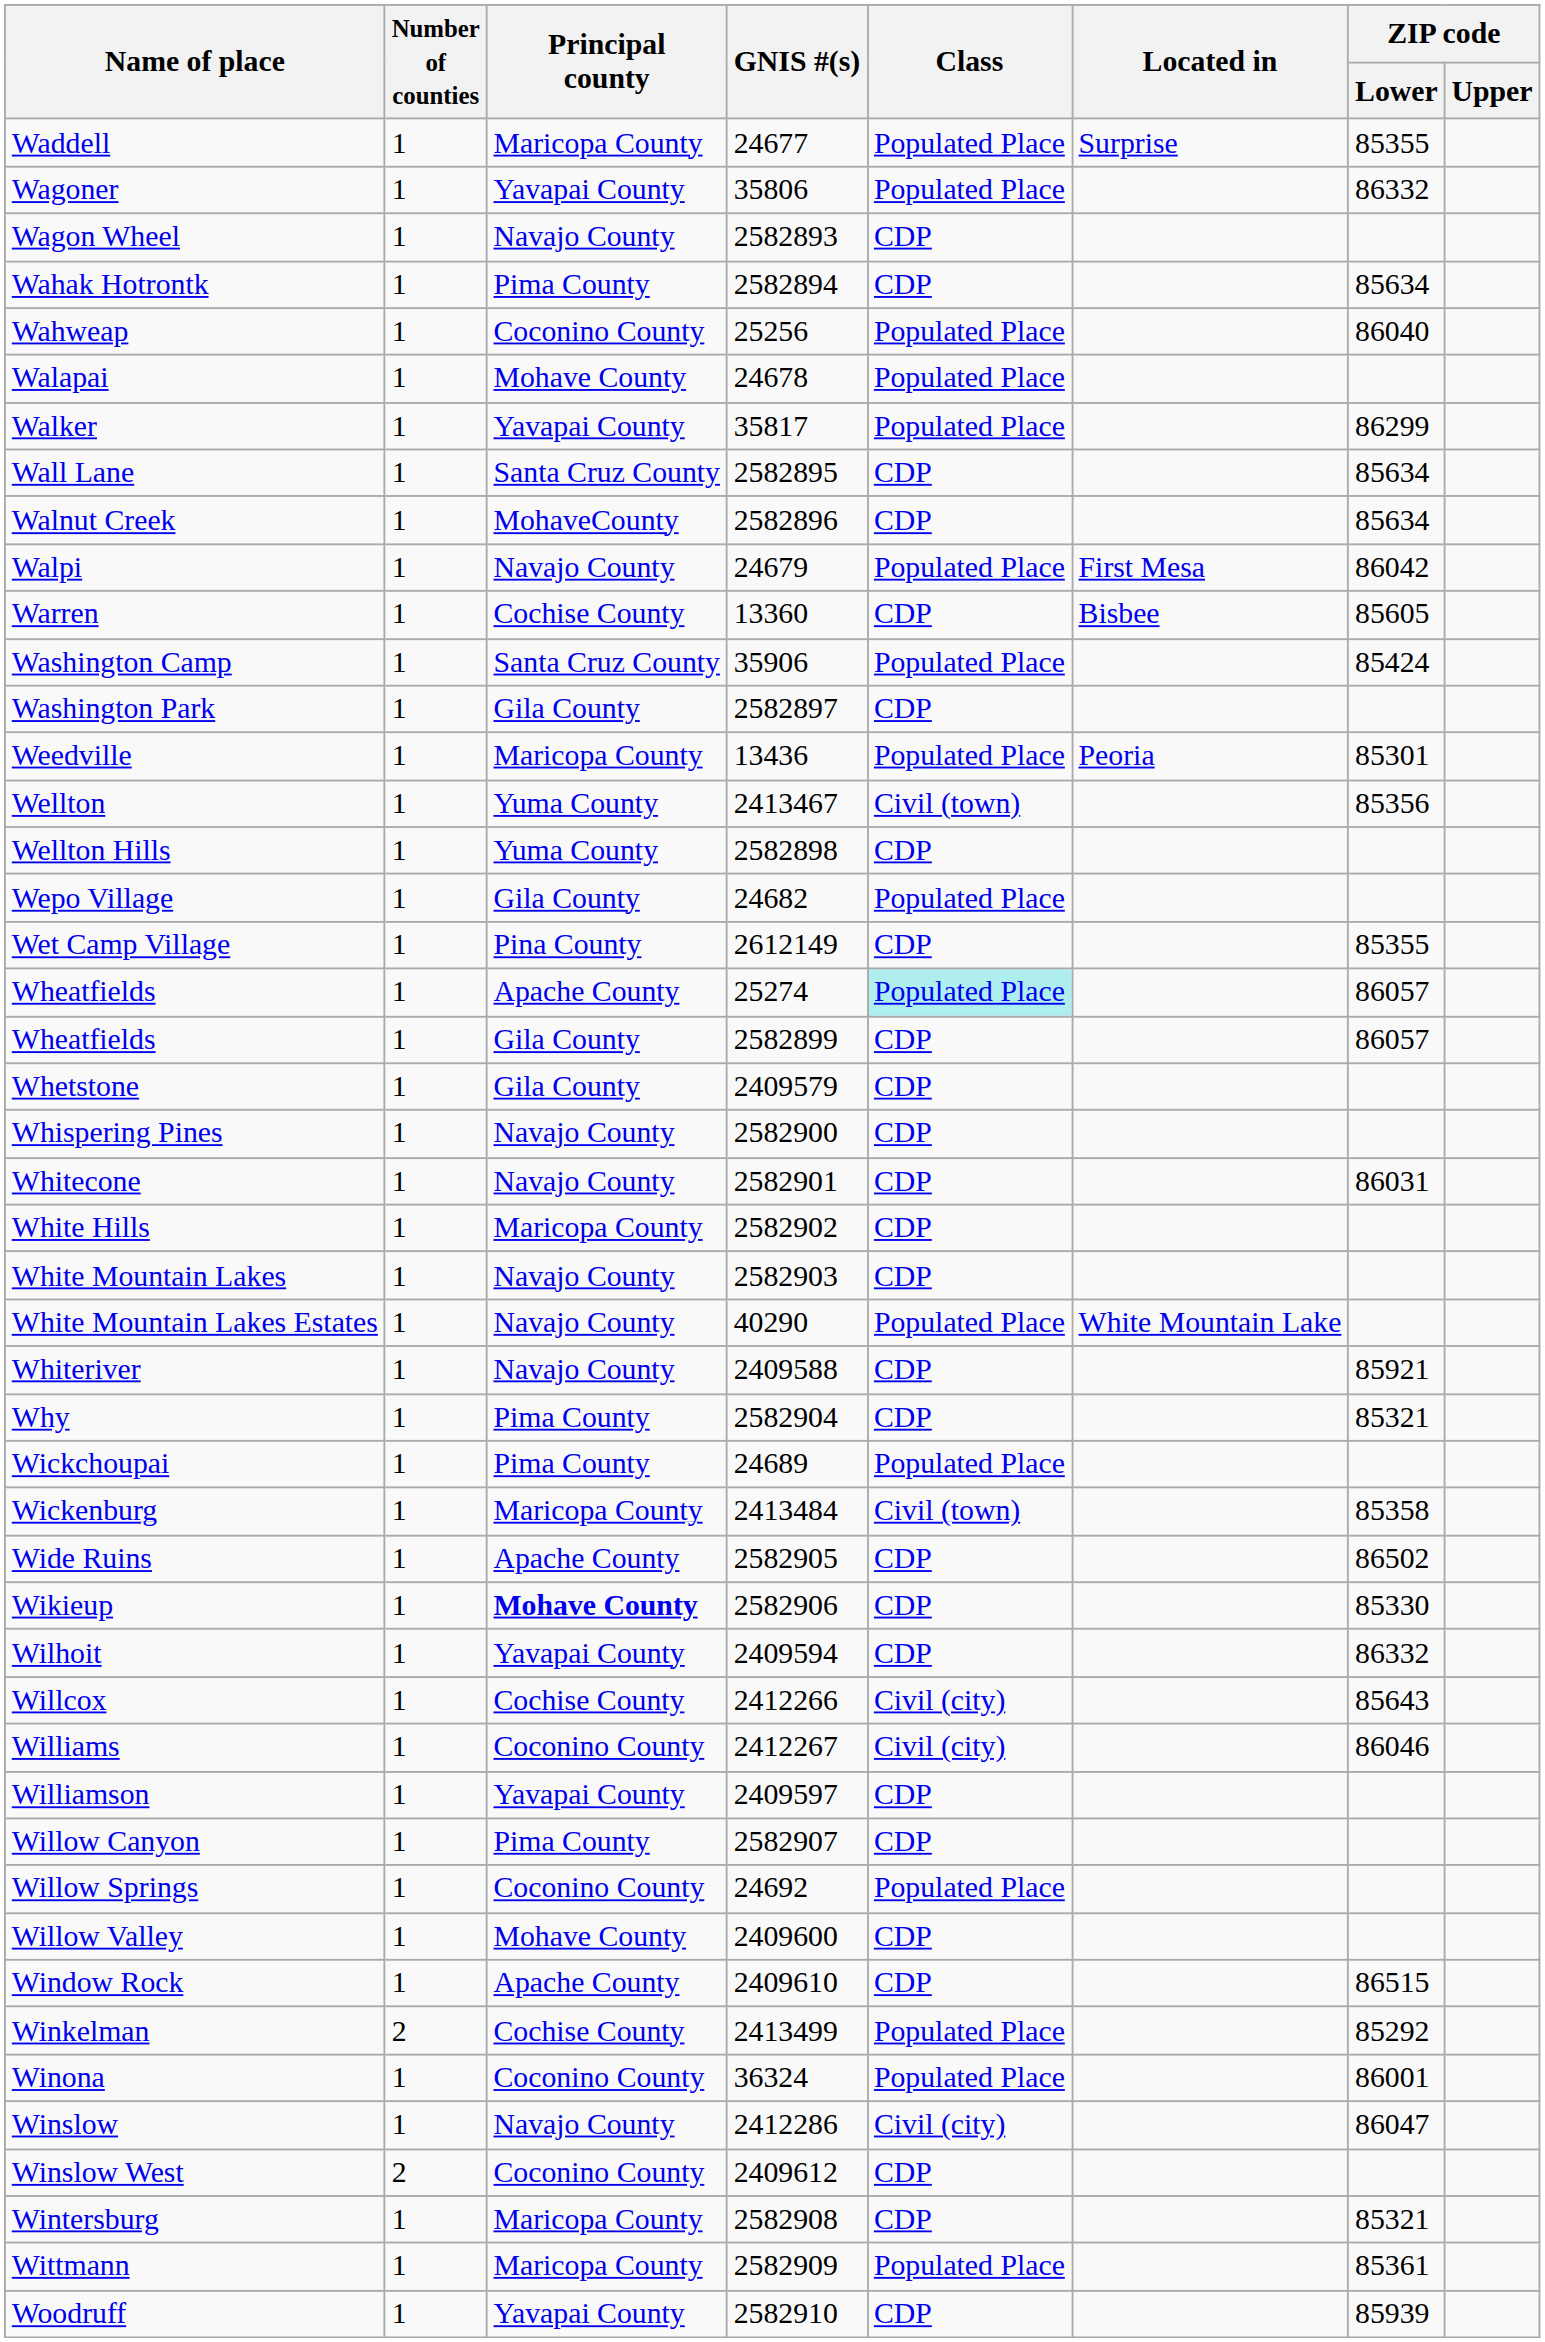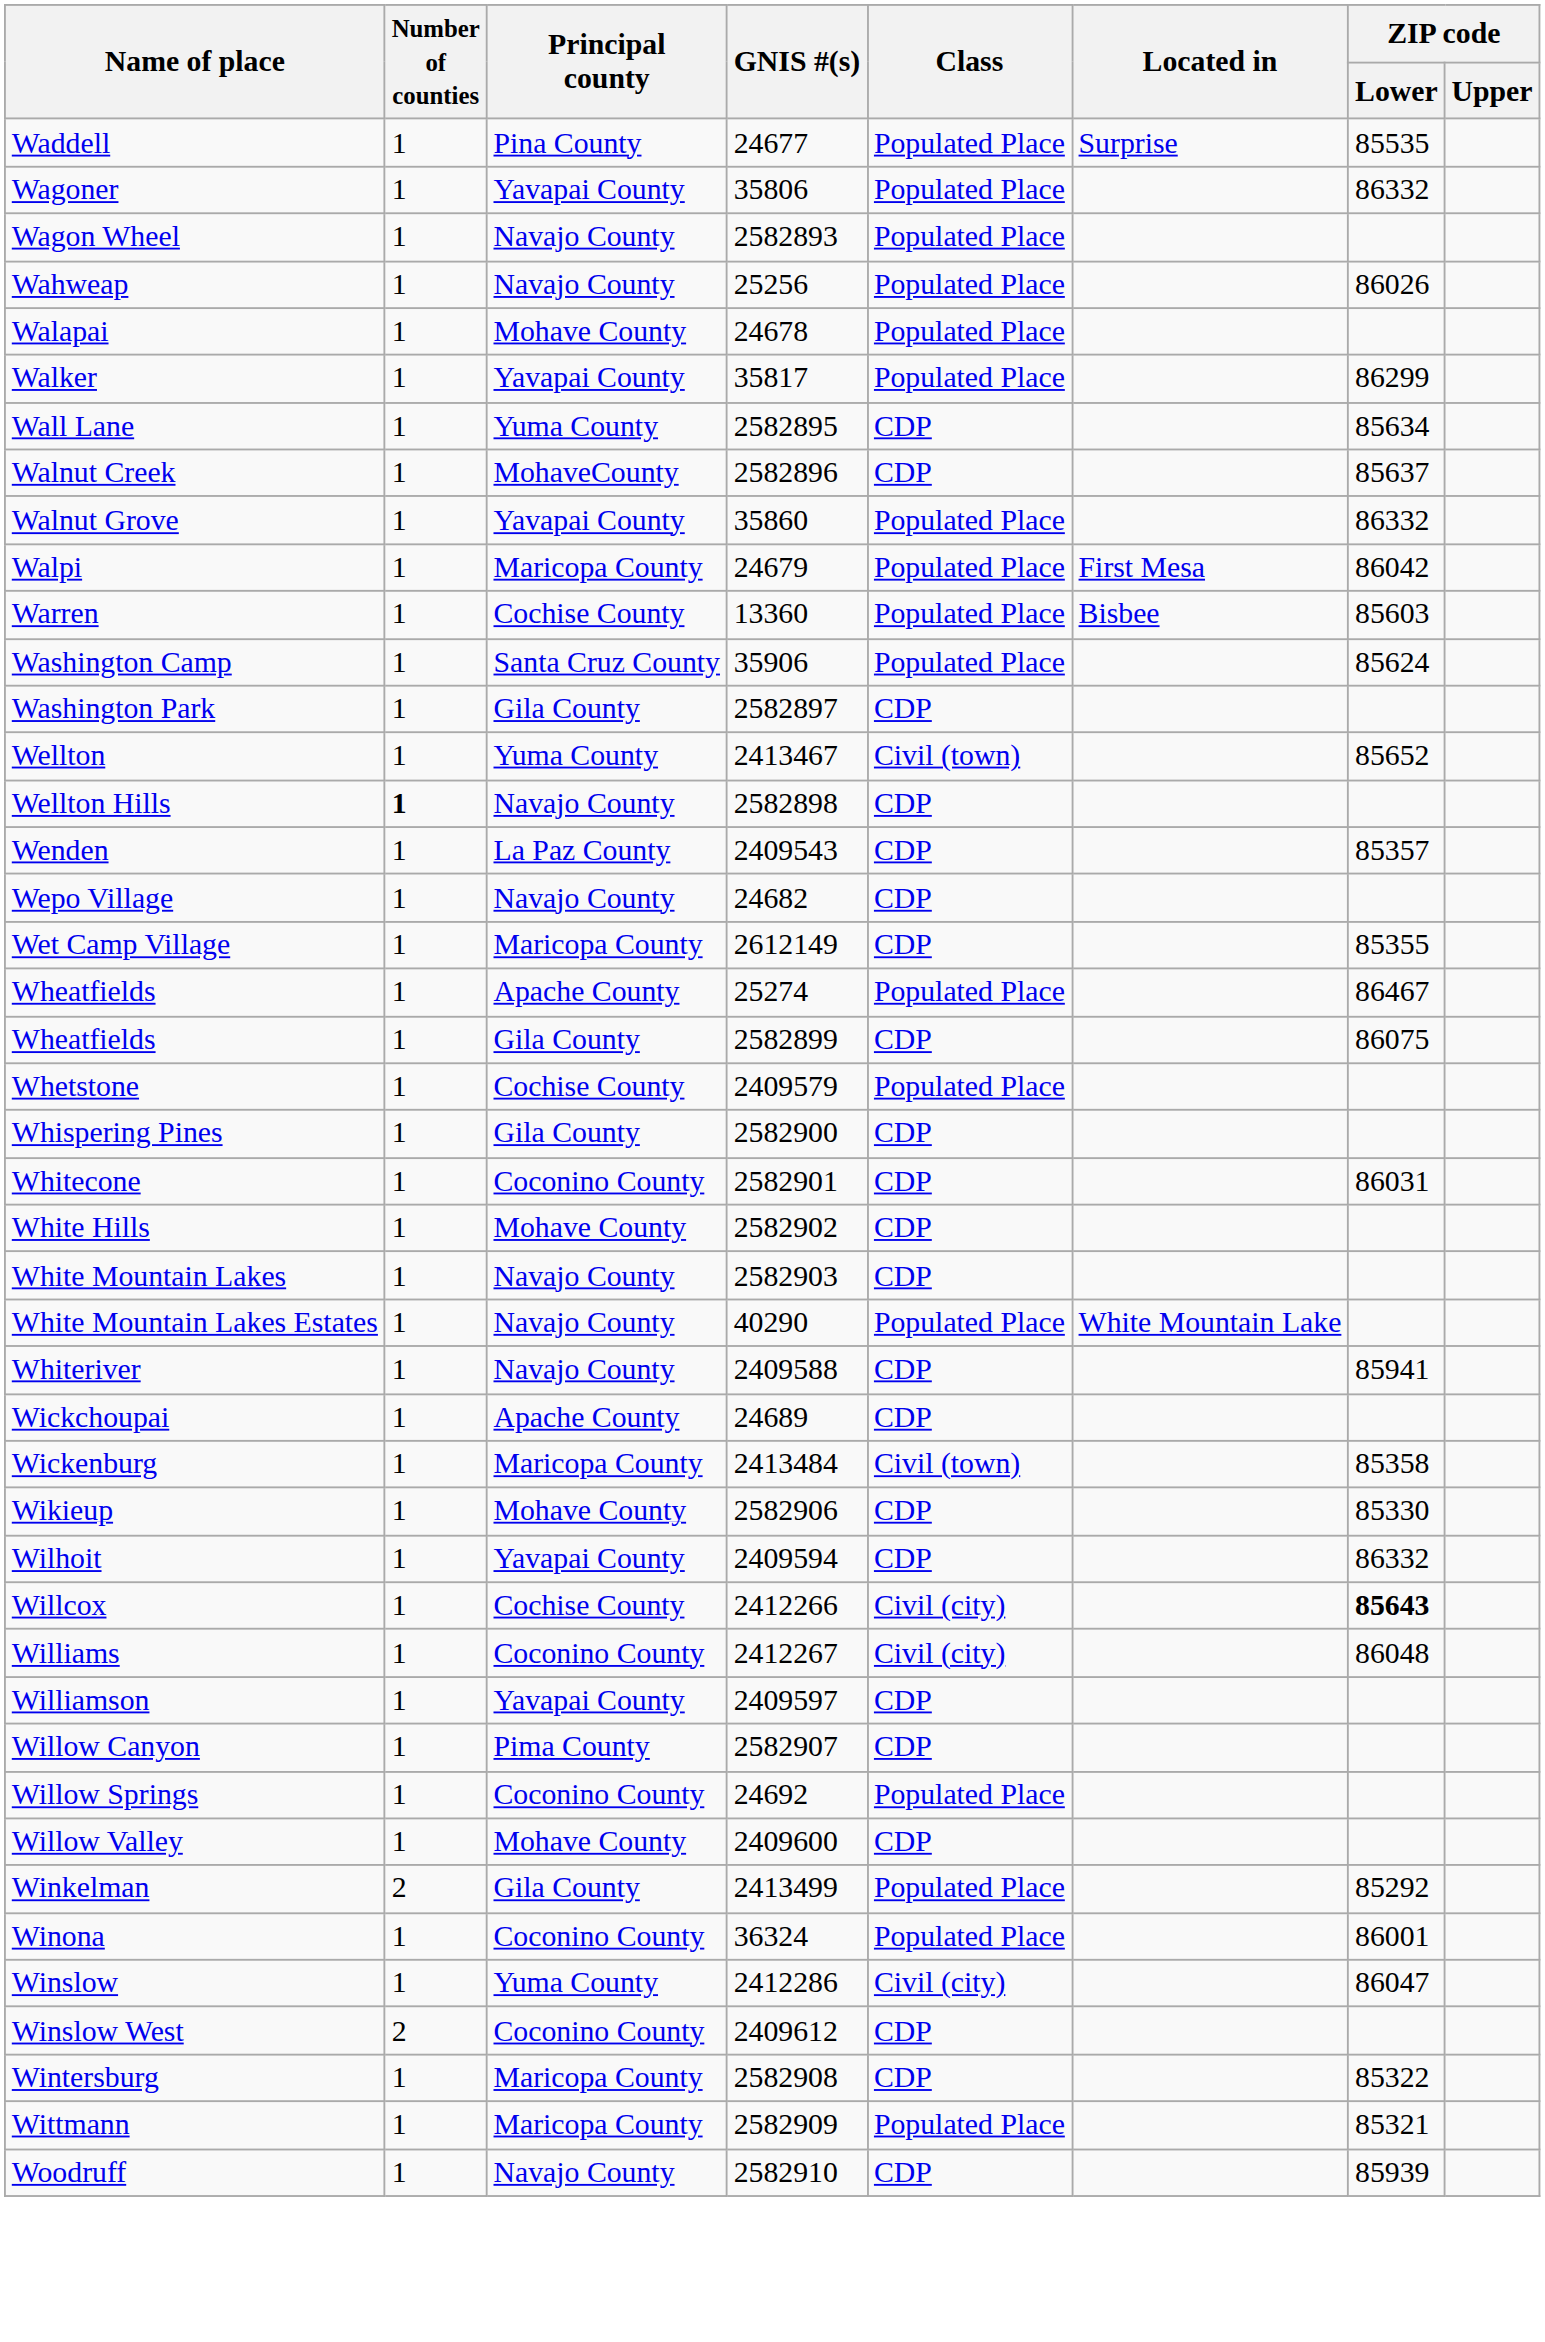(598, 142) Maricopa County -> (567, 142) Pina County
(1392, 142) 85355 -> (1392, 142) 85535
(903, 236) CDP -> (969, 236) Populated Place
- row: (110, 283)
(599, 331) Coconino County -> (584, 283) Navajo County
(1392, 331) 86040 -> (1392, 283) 86026
(607, 472) Santa Cruz County -> (576, 425) Yuma County
(1392, 519) 85634 -> (1392, 472) 85637
+ row: (95, 519)
(584, 567) Navajo County -> (598, 567) Maricopa County
(903, 614) CDP -> (969, 614) Populated Place
(1392, 614) 85605 -> (1392, 614) 85603
(1392, 661) 85424 -> (1392, 661) 85624
- row: (72, 755)
(1392, 803) 85356 -> (1392, 755) 85652
(399, 850) normal -> (399, 803) bold
(576, 850) Yuma County -> (584, 803) Navajo County
+ row: (60, 850)
(567, 897) Gila County -> (584, 897) Navajo County
(969, 897) Populated Place -> (903, 897) CDP
(567, 944) Pina County -> (598, 944) Maricopa County
(969, 991) paleturquoise background -> (969, 991) no background
(1392, 991) 86057 -> (1392, 991) 86467
(1392, 1039) 86057 -> (1392, 1039) 86075
(567, 1086) Gila County -> (589, 1086) Cochise County
(903, 1086) CDP -> (969, 1086) Populated Place
(584, 1133) Navajo County -> (567, 1133) Gila County
(584, 1180) Navajo County -> (599, 1180) Coconino County
(598, 1227) Maricopa County -> (590, 1227) Mohave County
(1392, 1369) 85921 -> (1392, 1369) 85941
- row: (41, 1416)
(572, 1463) Pima County -> (586, 1416) Apache County
(969, 1463) Populated Place -> (903, 1416) CDP
- row: (82, 1558)
(596, 1605) bold -> (590, 1510) normal
(1392, 1699) normal -> (1392, 1605) bold
(1392, 1746) 86046 -> (1392, 1652) 86048
- row: (98, 1982)
(589, 2030) Cochise County -> (567, 1888) Gila County
(584, 2124) Navajo County -> (576, 1982) Yuma County
(1392, 2218) 85321 -> (1392, 2077) 85322
(1392, 2266) 85361 -> (1392, 2124) 85321
(589, 2313) Yavapai County -> (584, 2171) Navajo County
